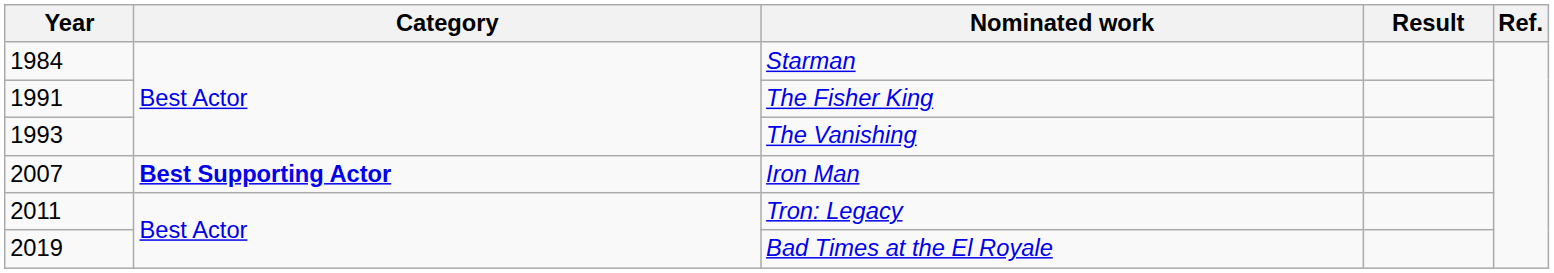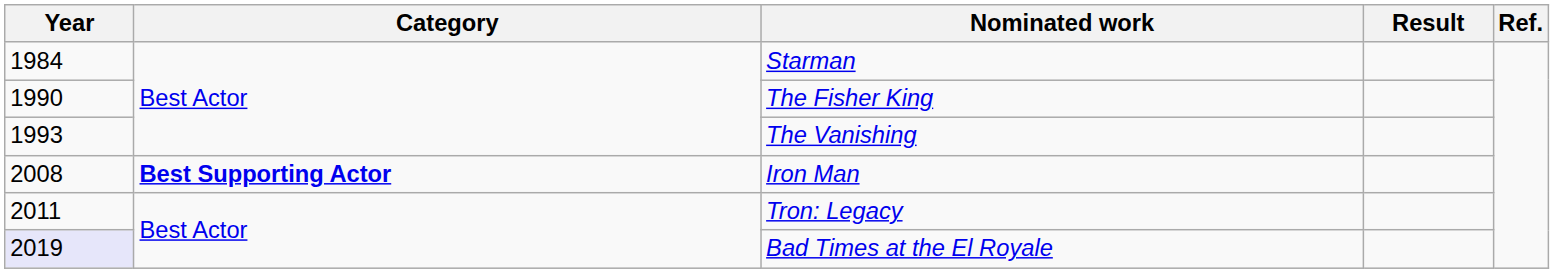(37, 98) 1991 -> (37, 98) 1990
(37, 173) 2007 -> (37, 173) 2008
(37, 248) no background -> (37, 248) lavender background
